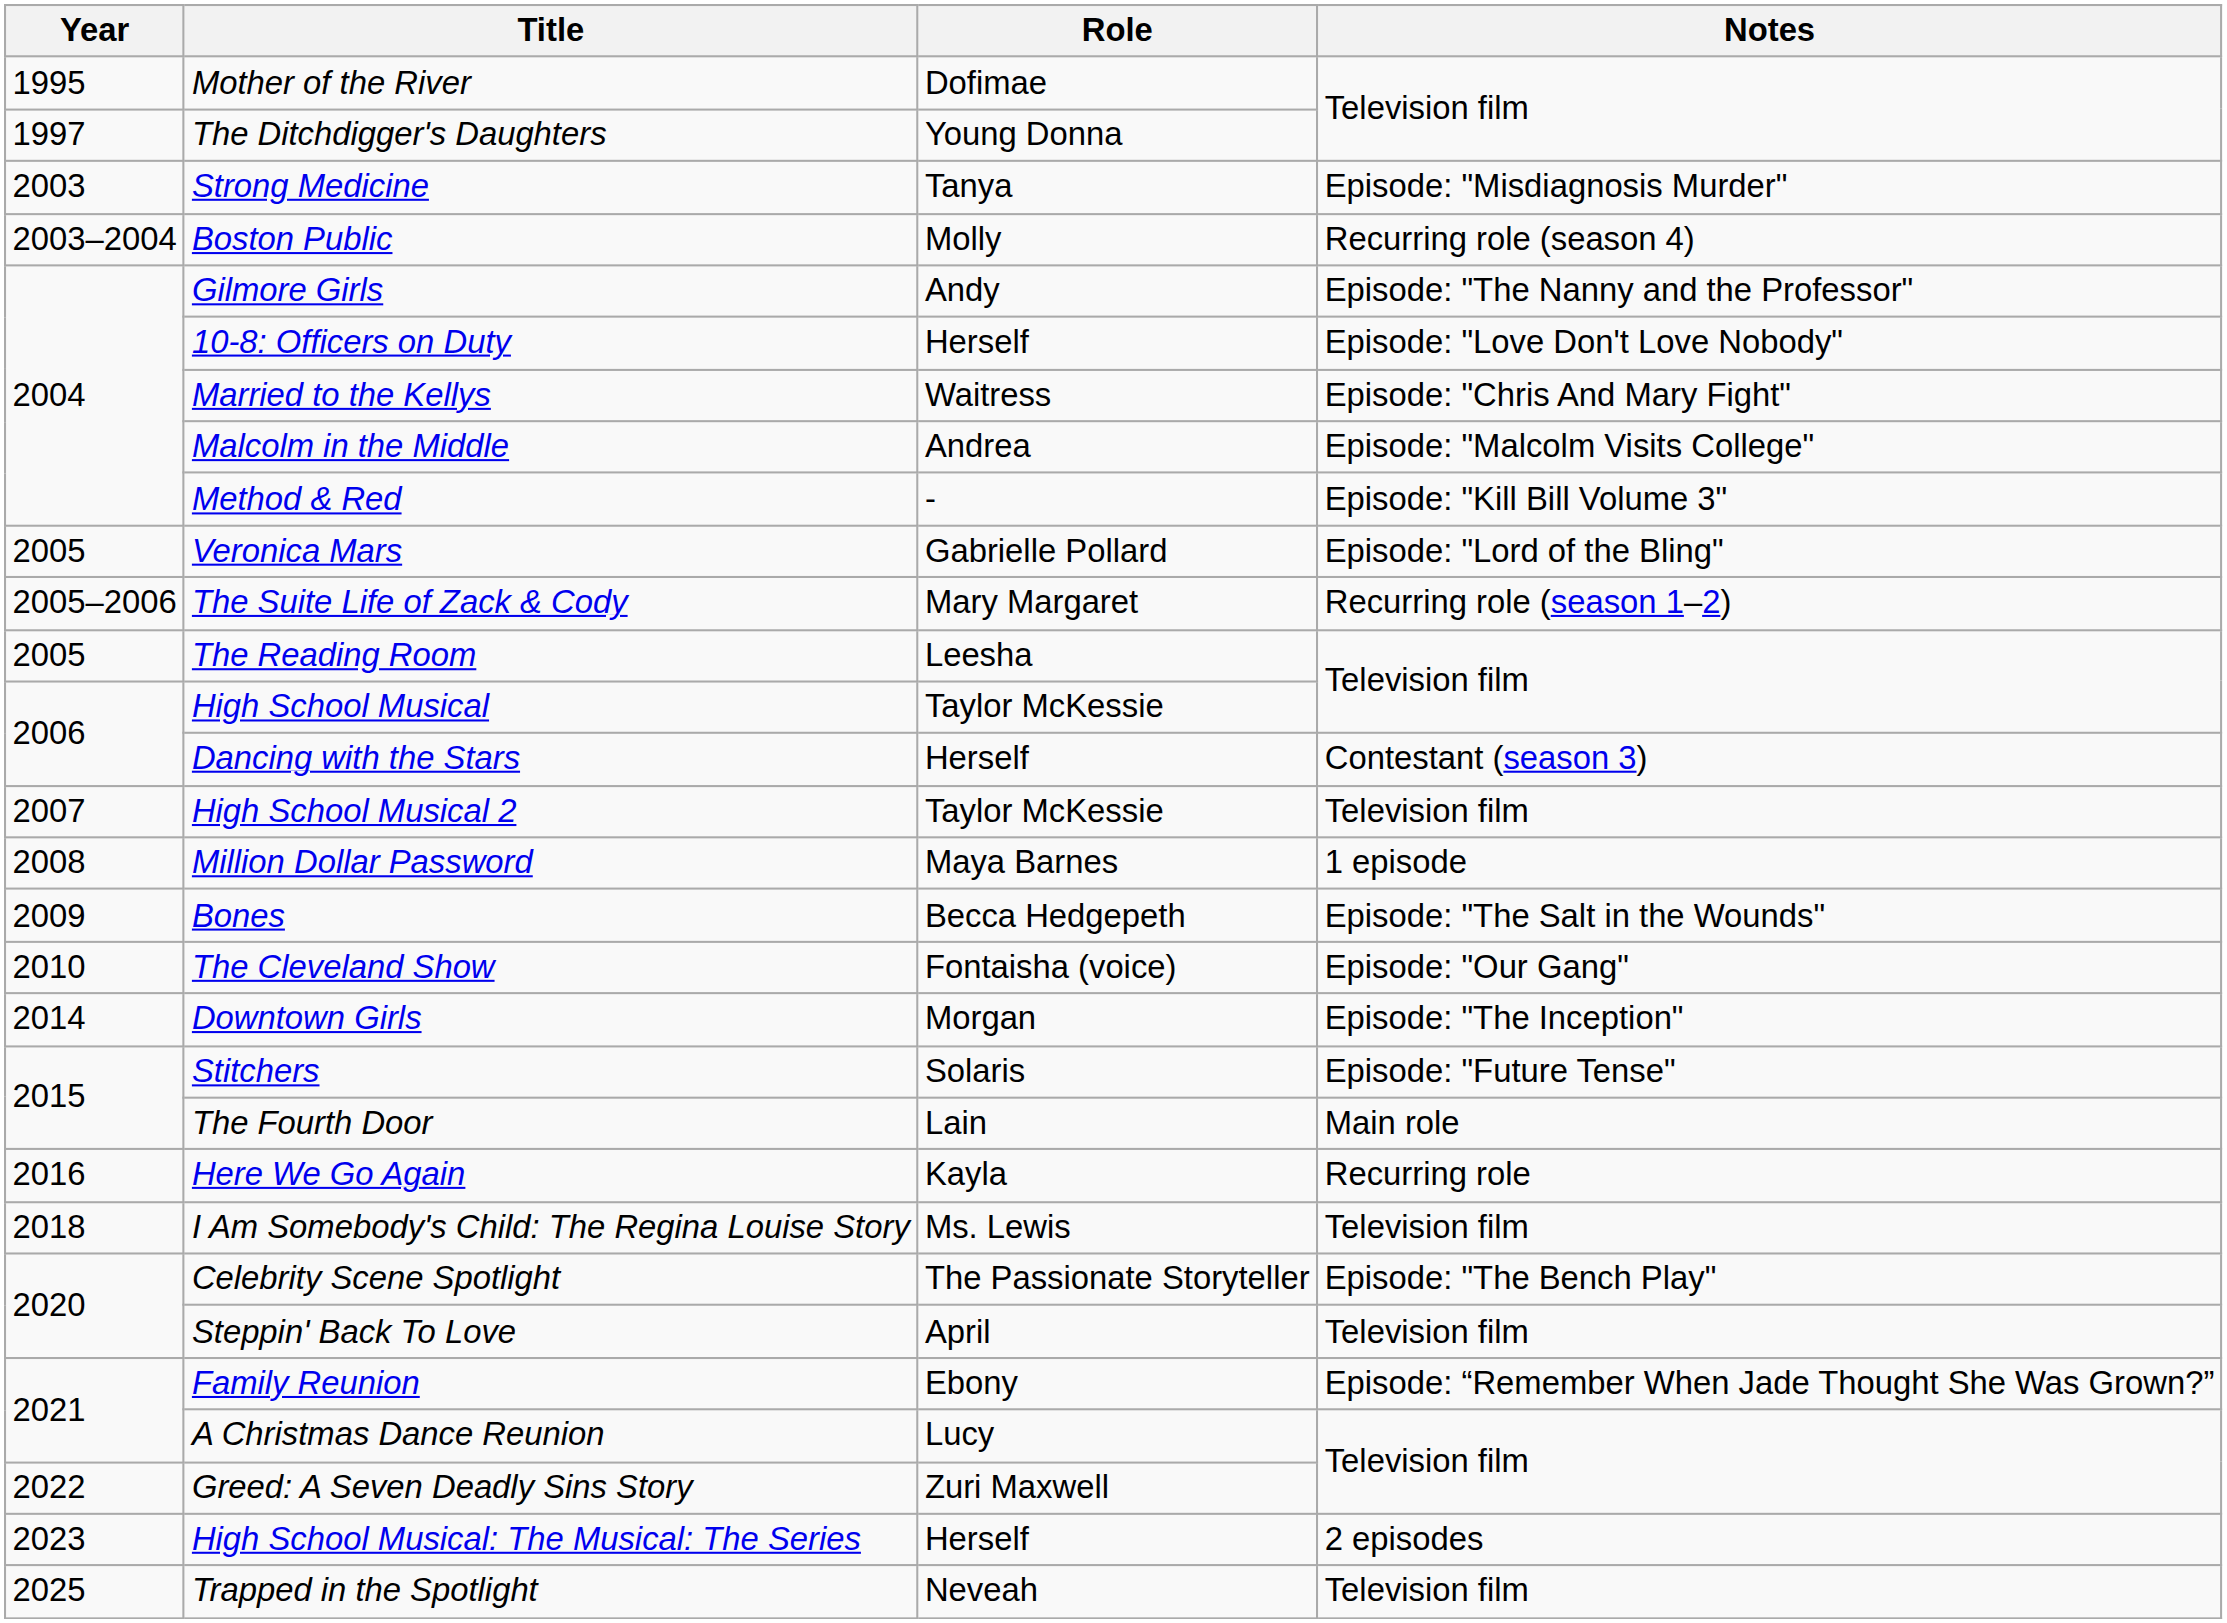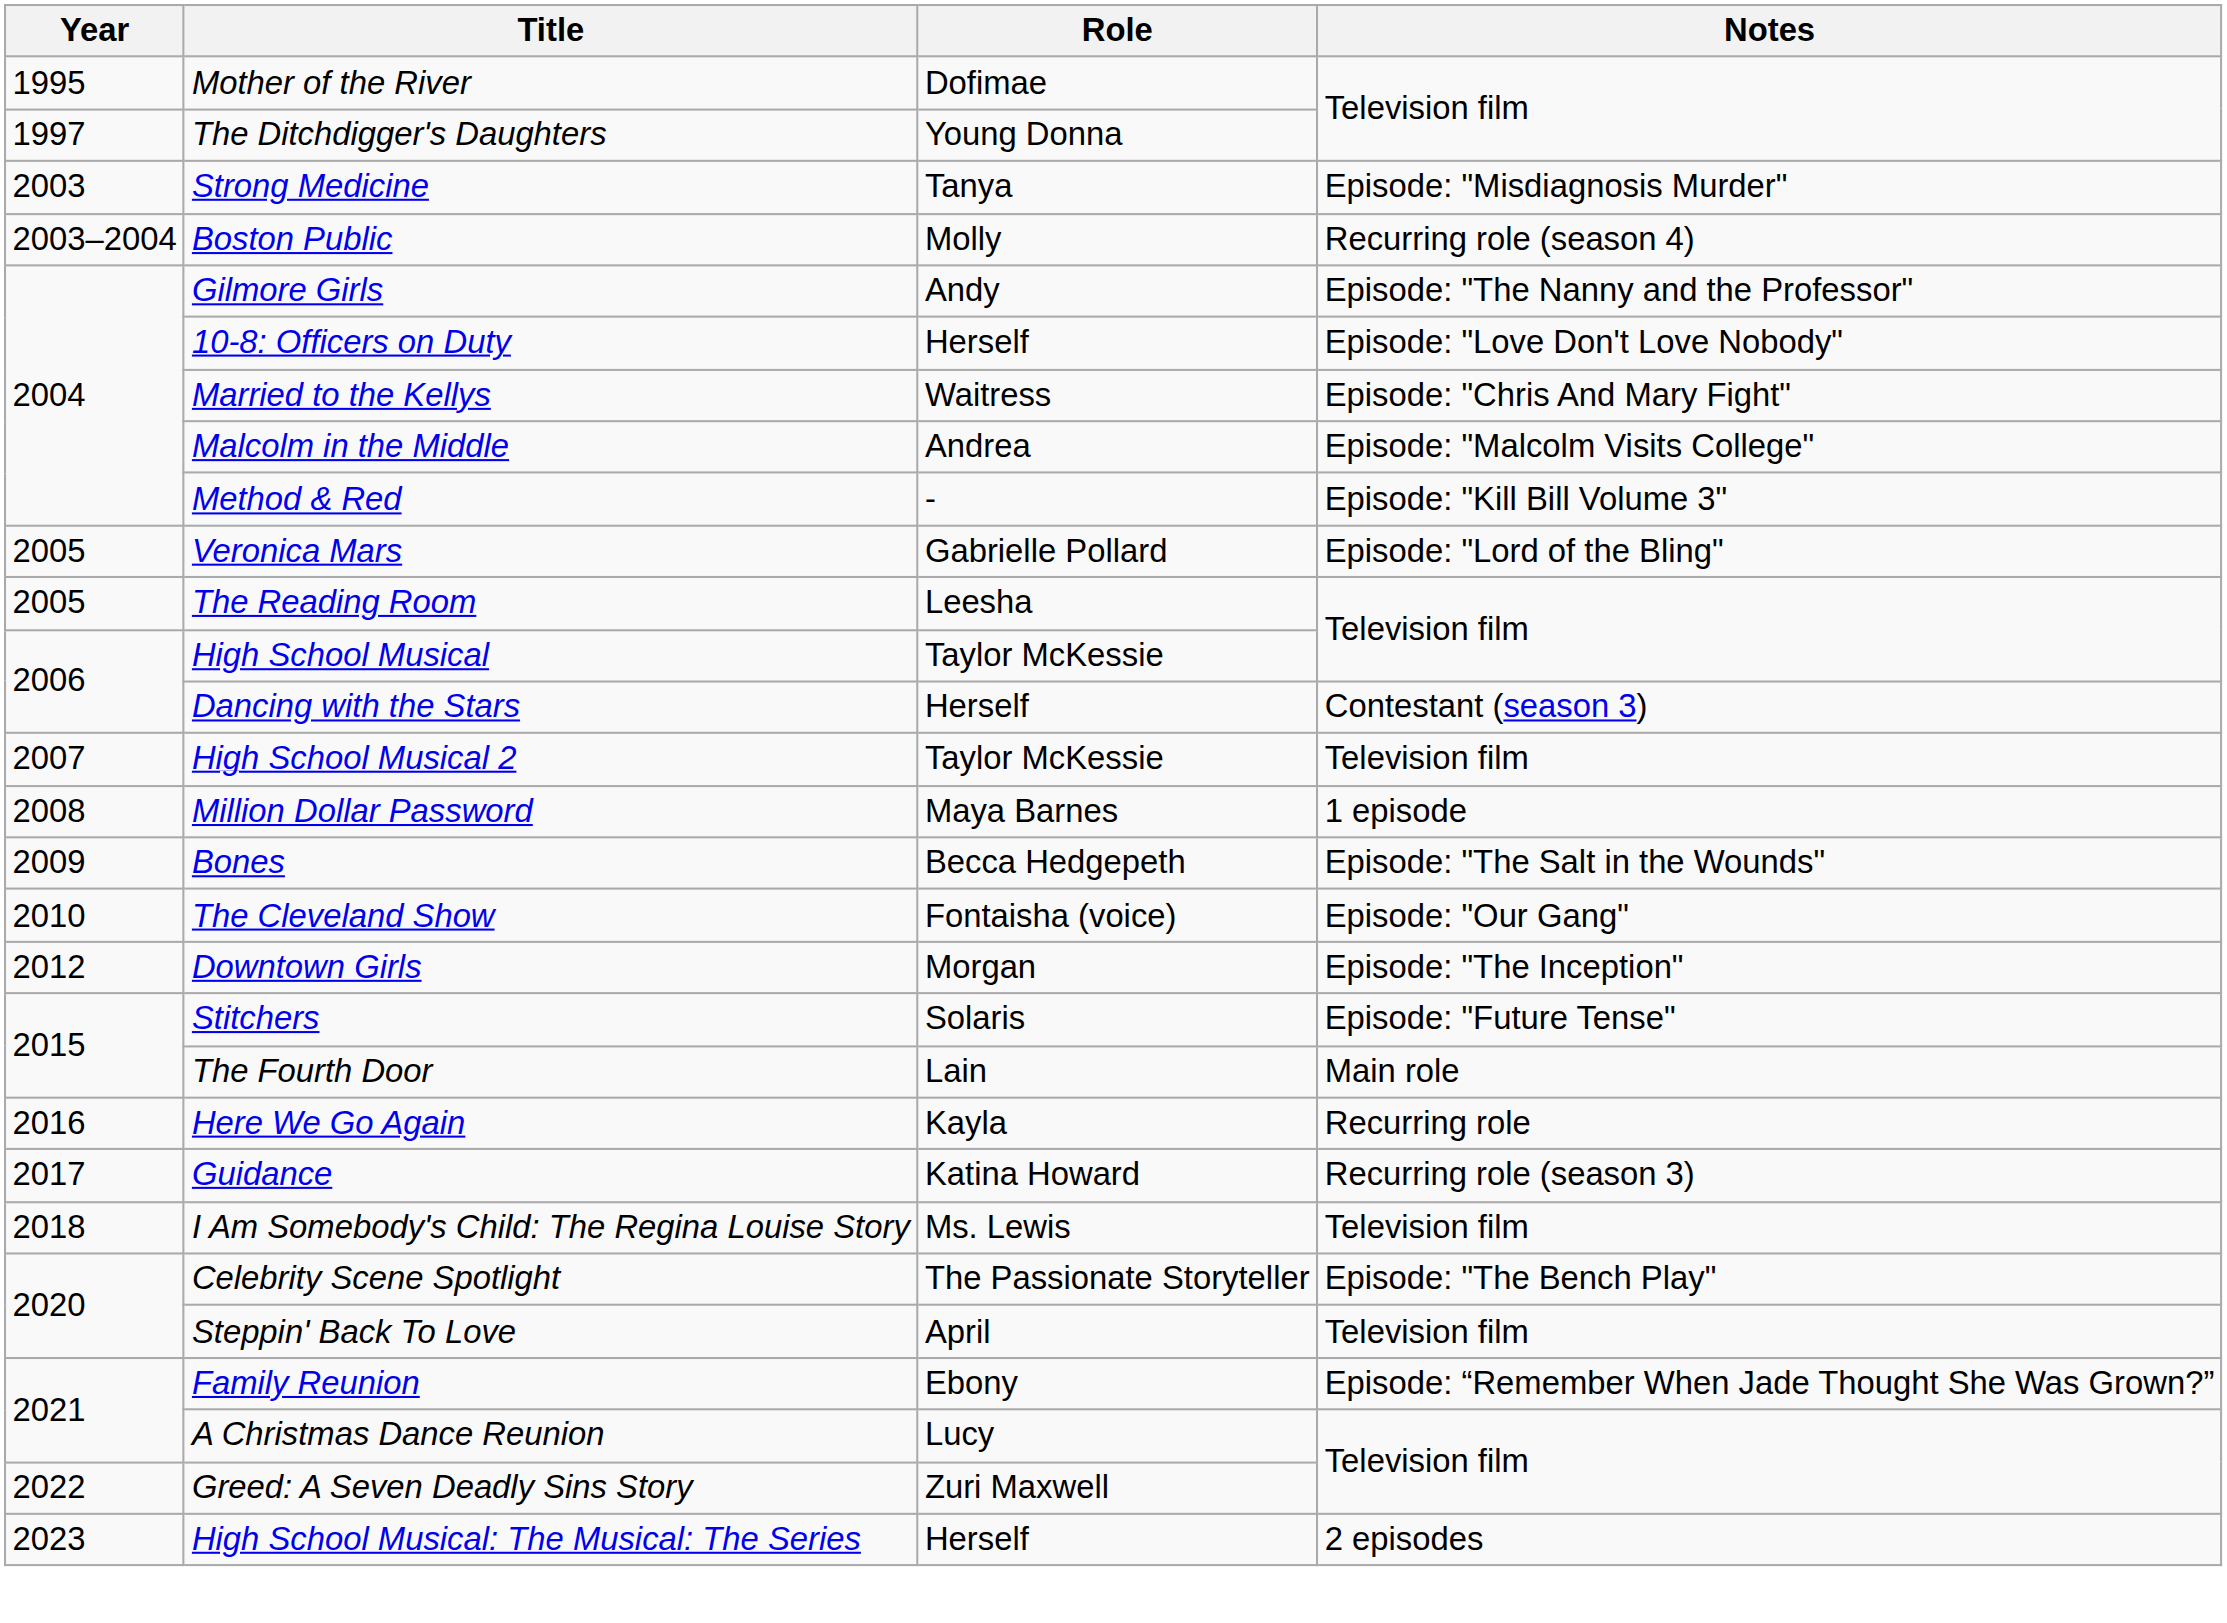- row: (410, 602)
(49, 1018) 2014 -> (49, 966) 2012
+ row: (262, 1174)
- row: (365, 1591)
